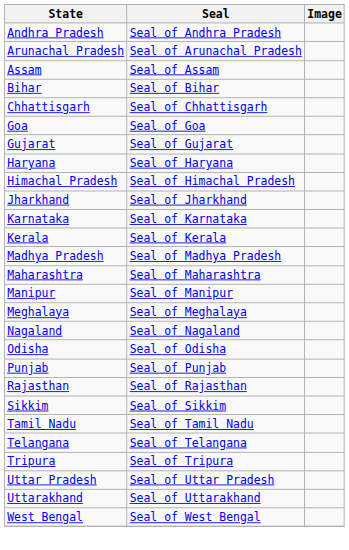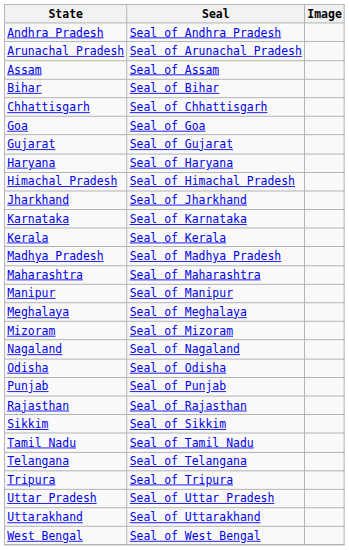+ row: (31, 331)
